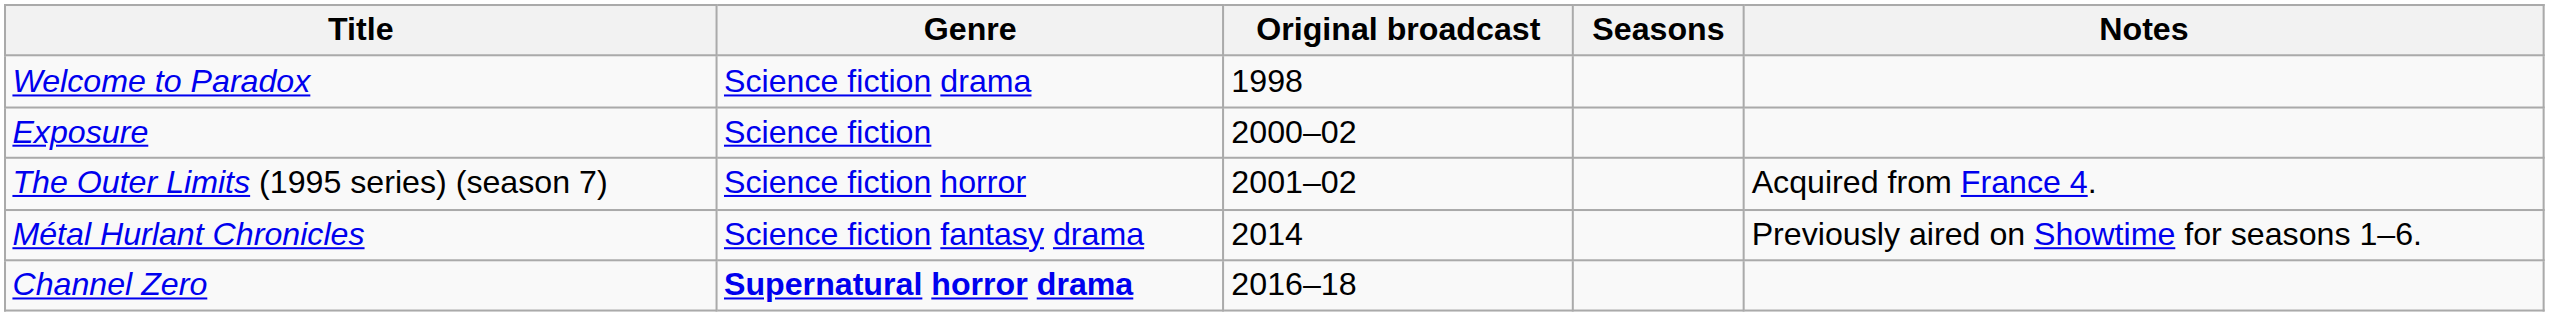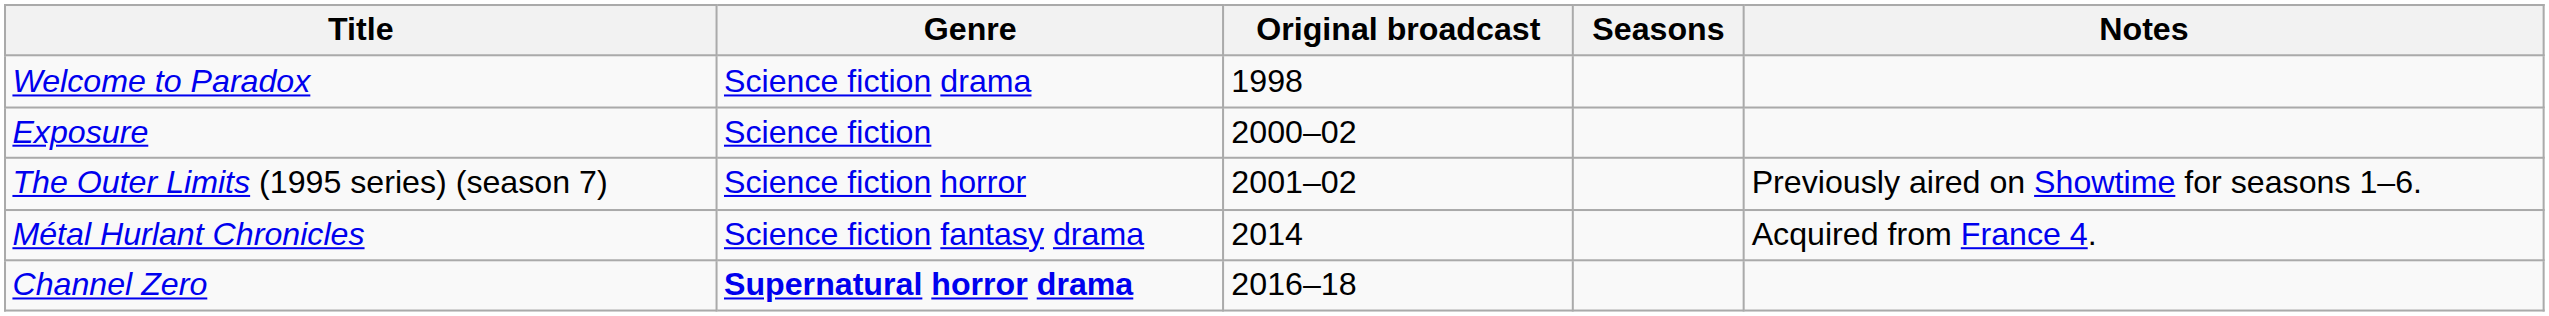(1924, 183) Acquired from France 4. -> (2087, 183) Previously aired on Showtime for seasons 1–6.
(2087, 234) Previously aired on Showtime for seasons 1–6. -> (1924, 234) Acquired from France 4.
